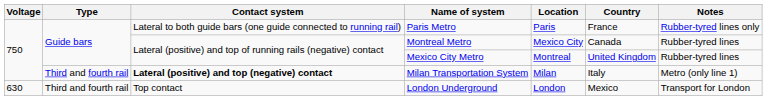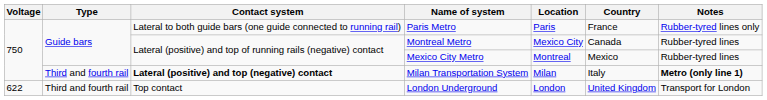(622, 57) United Kingdom -> (603, 57) Mexico
(699, 73) normal -> (702, 73) bold
(15, 88) 630 -> (15, 88) 622
(603, 88) Mexico -> (622, 88) United Kingdom
